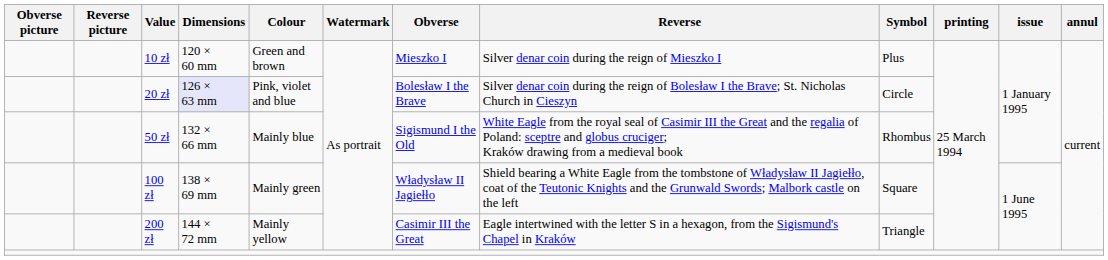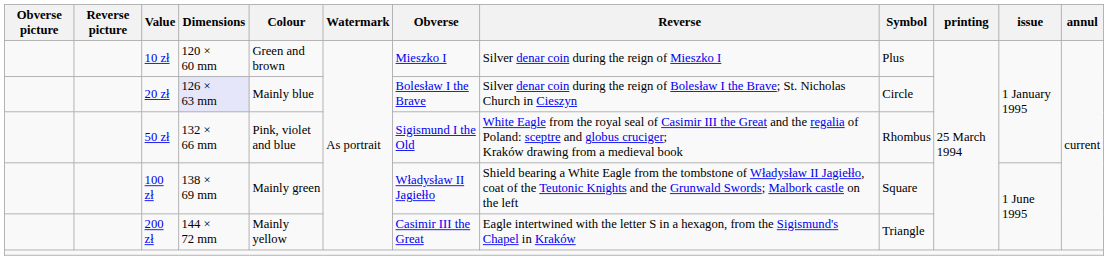(282, 94) Pink, violet and blue -> (283, 94) Mainly blue
(283, 137) Mainly blue -> (282, 137) Pink, violet and blue
